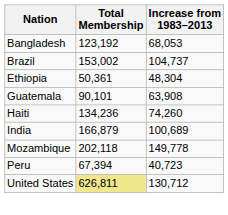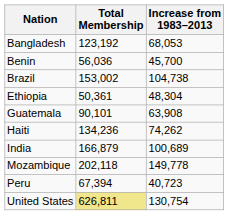+ row: (21, 61)
(169, 61) 104,737 -> (169, 78) 104,738
(165, 113) 74,260 -> (165, 131) 74,262
(169, 183) 130,712 -> (169, 201) 130,754
